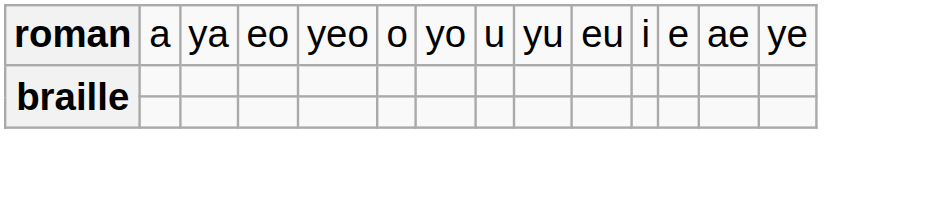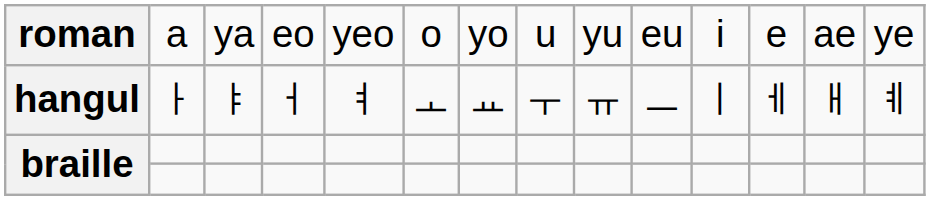+ row: (77, 99)
